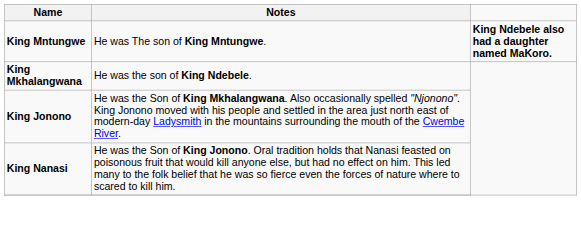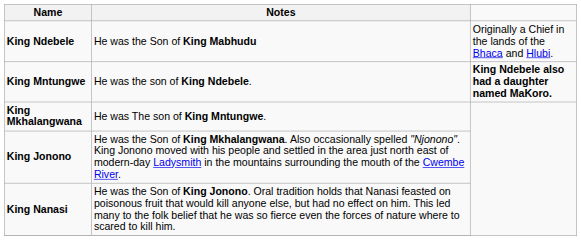+ row: (41, 41)
(180, 41) He was The son of King Mntungwe. -> (173, 82) He was the son of King Ndebele.
(173, 76) He was the son of King Ndebele. -> (180, 116) He was The son of King Mntungwe.
